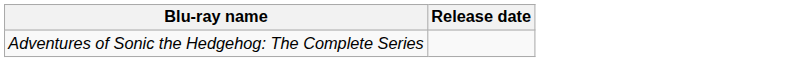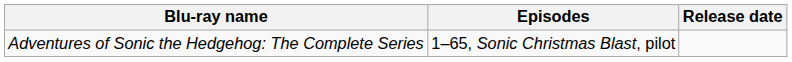+ column: (553, 17)
